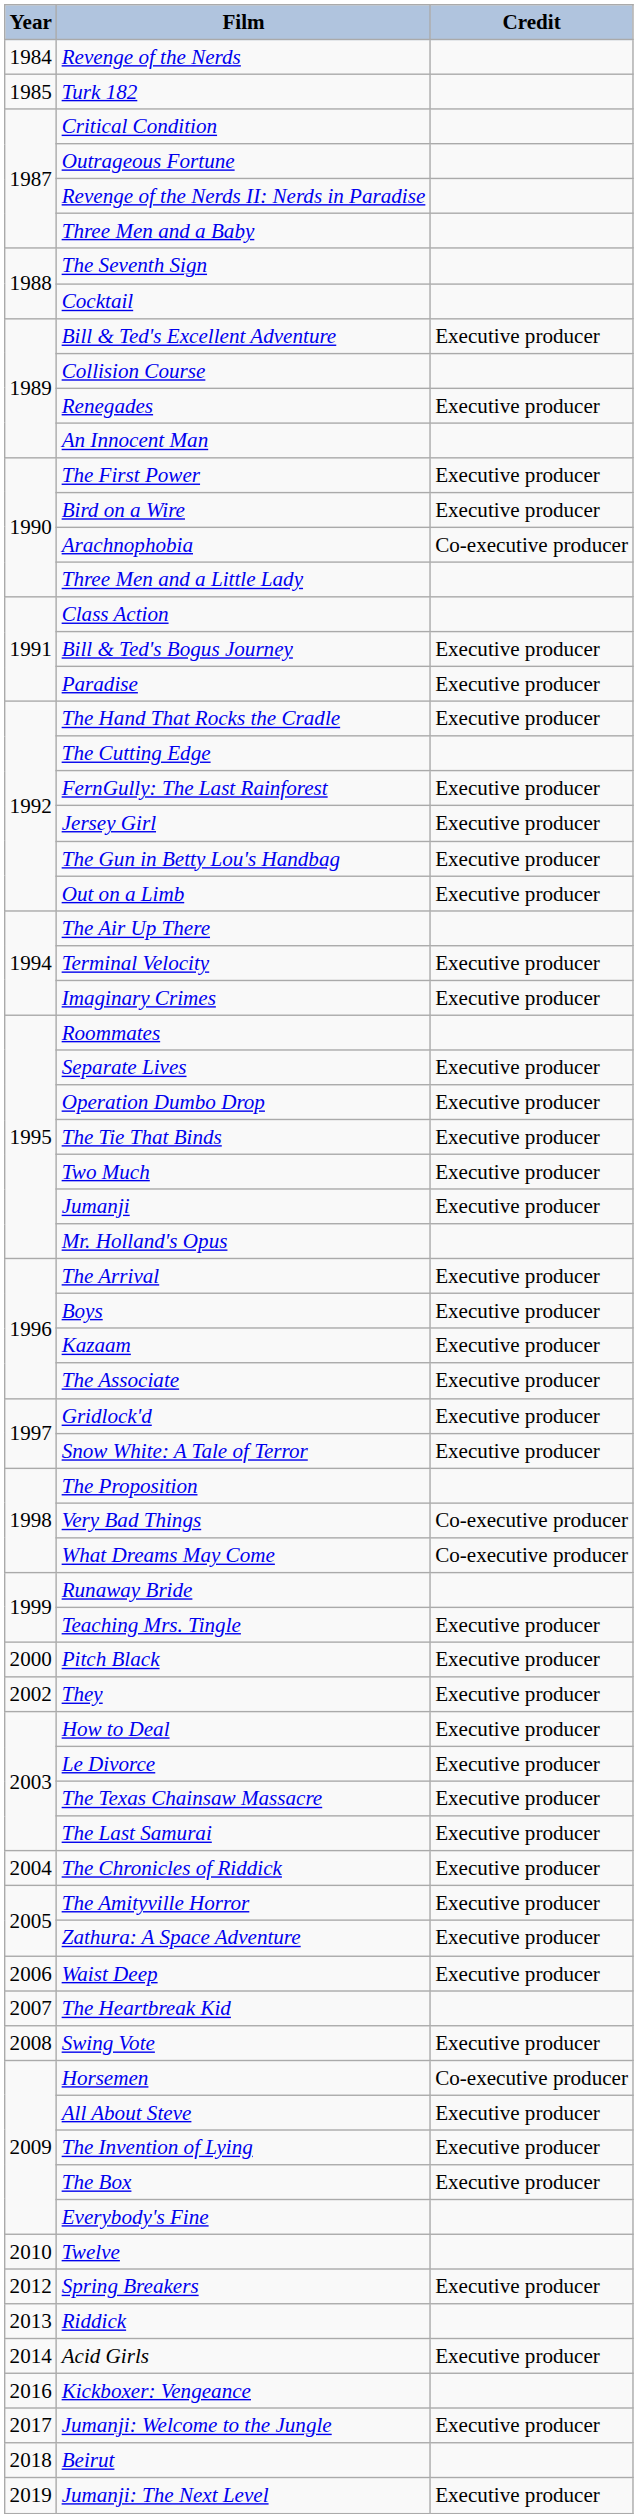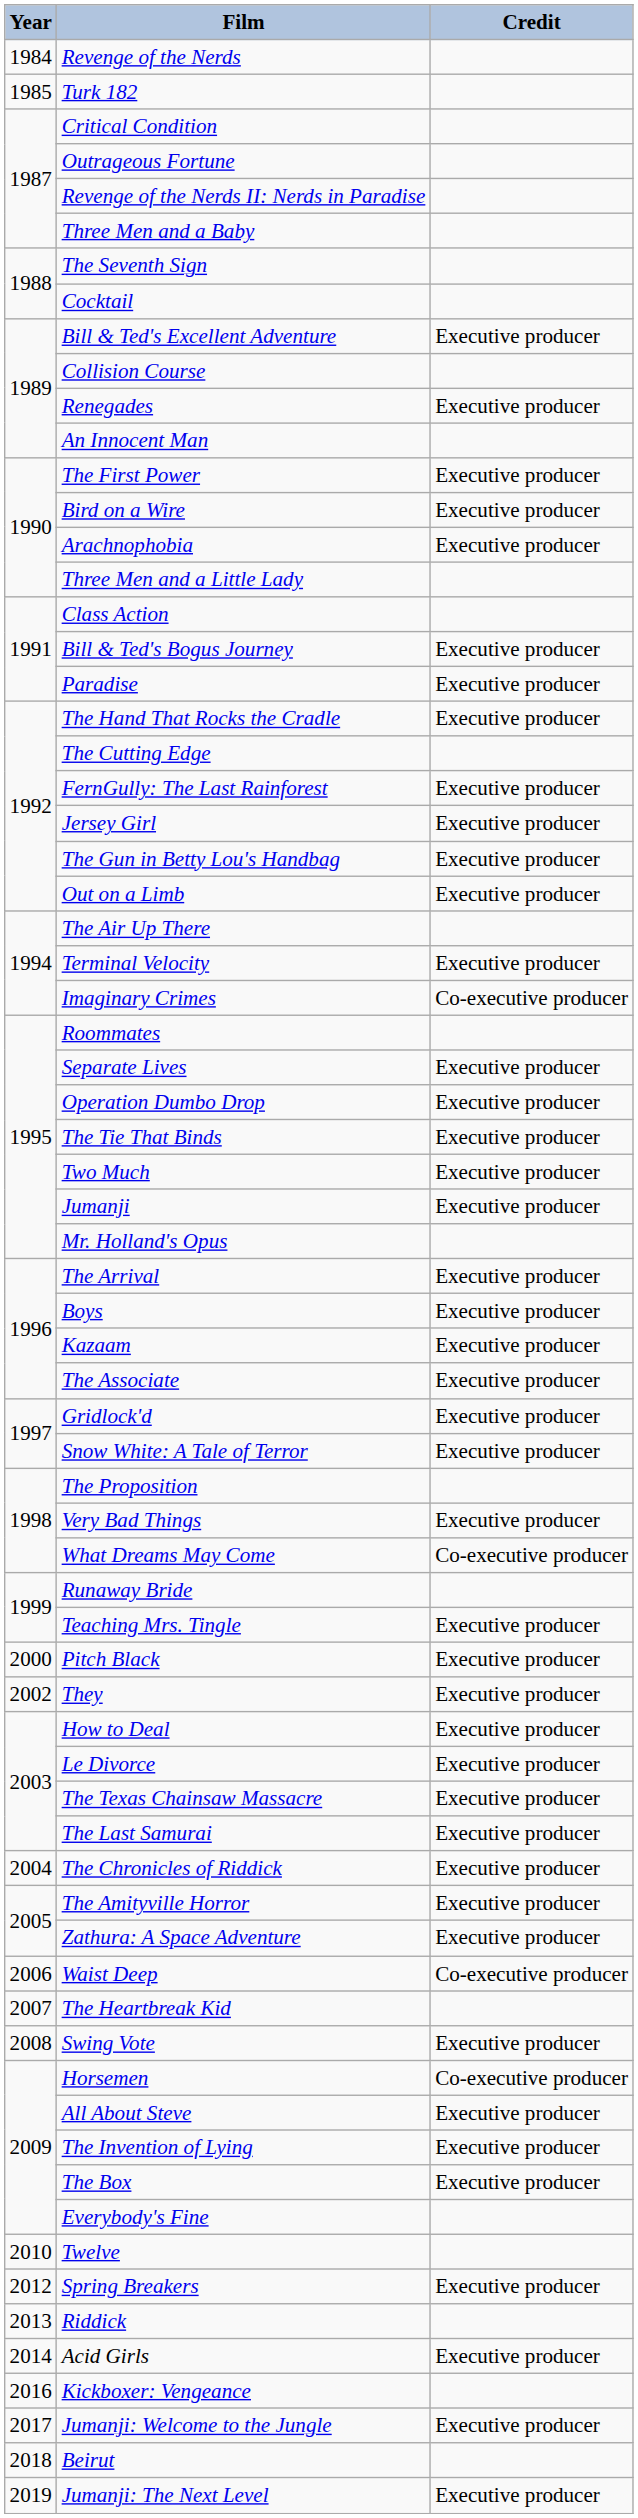(532, 544) Co-executive producer -> (518, 544) Executive producer
(518, 997) Executive producer -> (532, 997) Co-executive producer
(532, 1520) Co-executive producer -> (518, 1520) Executive producer
(518, 1972) Executive producer -> (532, 1972) Co-executive producer
